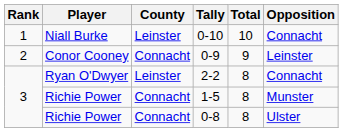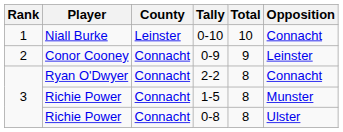(158, 76) Leinster -> (162, 76) Connacht
